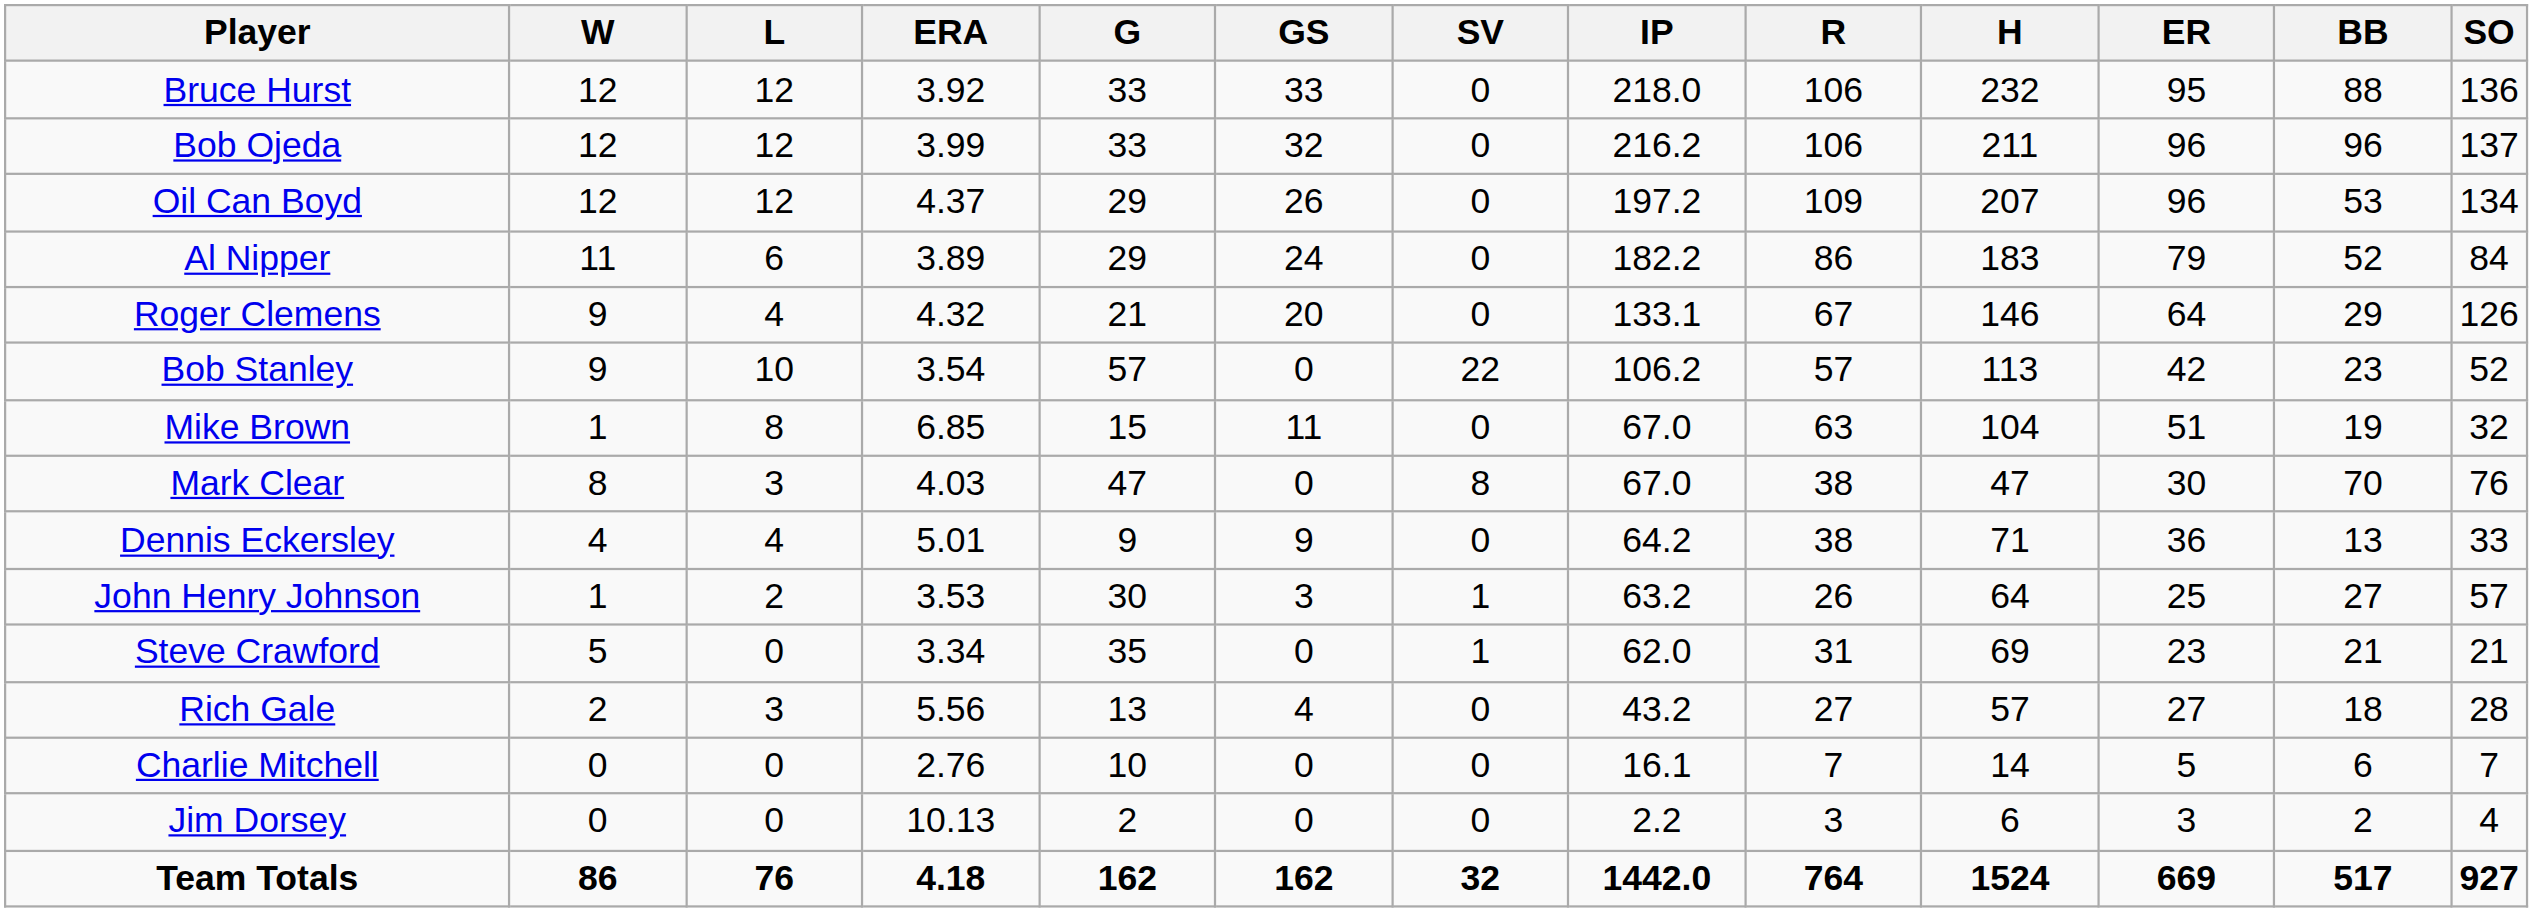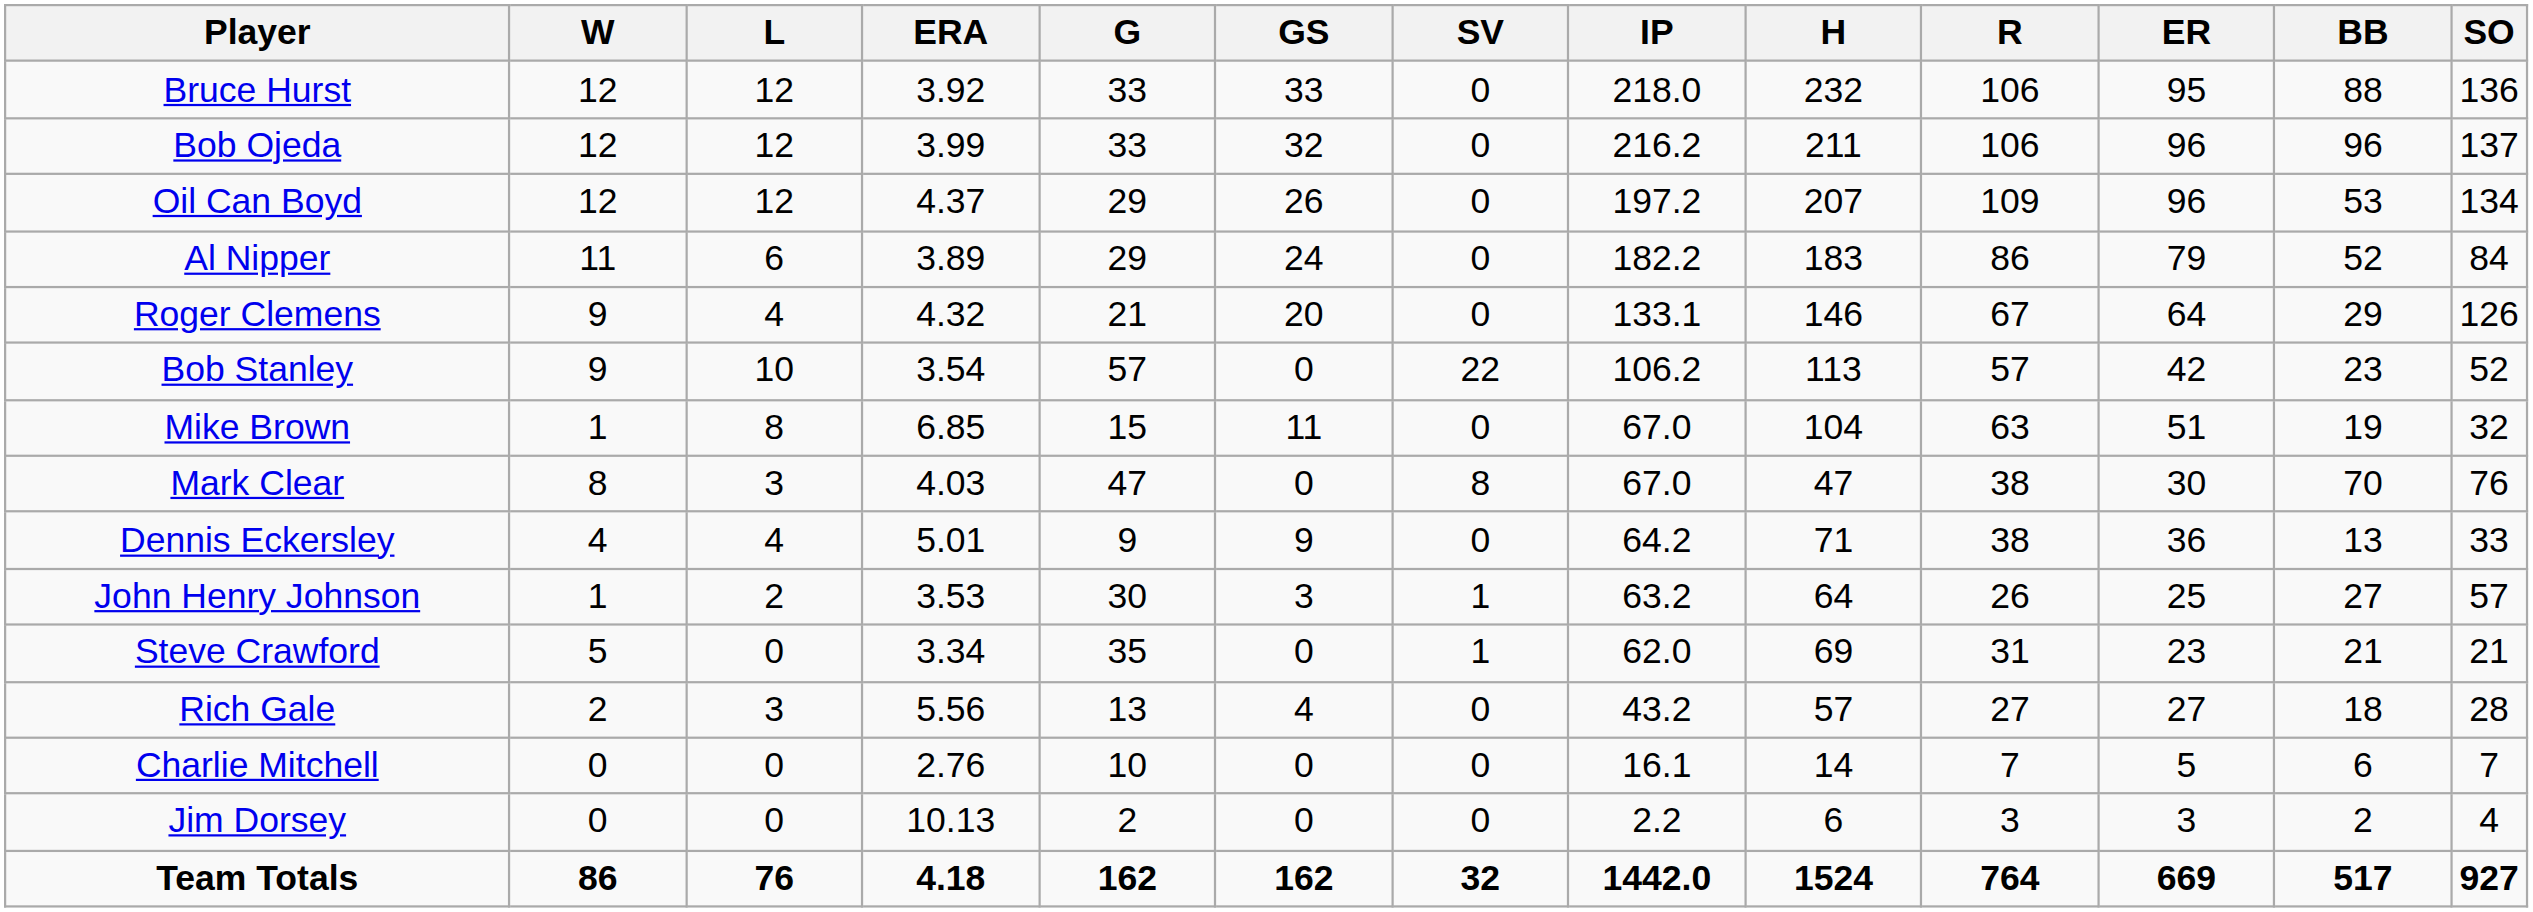columns swapped: (2010, 32) <-> (1833, 32)
